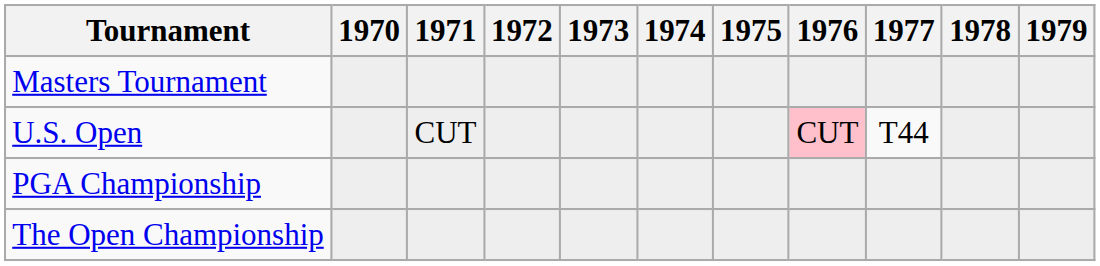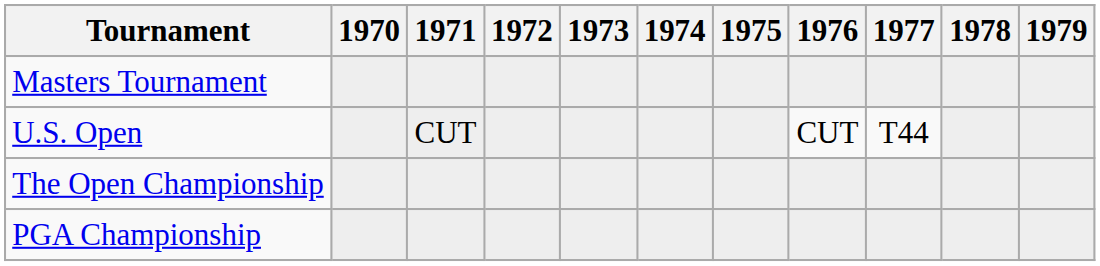(827, 132) pink background -> (827, 132) no background
rows swapped: (168, 234) <-> (137, 183)
